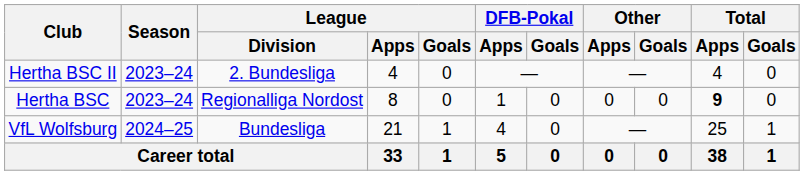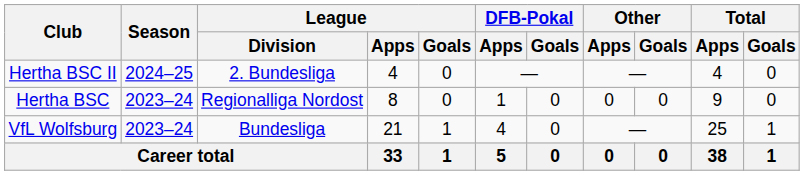(159, 73) 2023–24 -> (159, 73) 2024–25
(717, 101) bold -> (717, 101) normal
(159, 128) 2024–25 -> (159, 128) 2023–24
